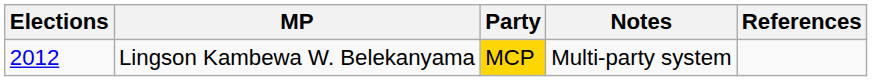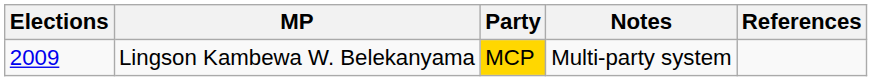(35, 57) 2012 -> (35, 57) 2009
